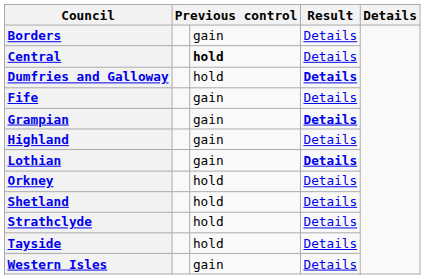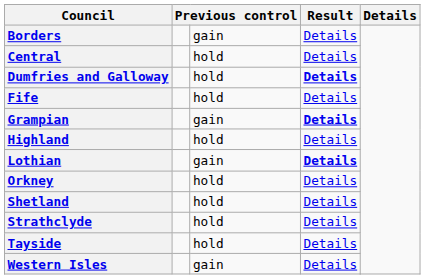(208, 56) bold -> (208, 56) normal
(208, 98) gain -> (208, 98) hold
(208, 139) gain -> (208, 139) hold
